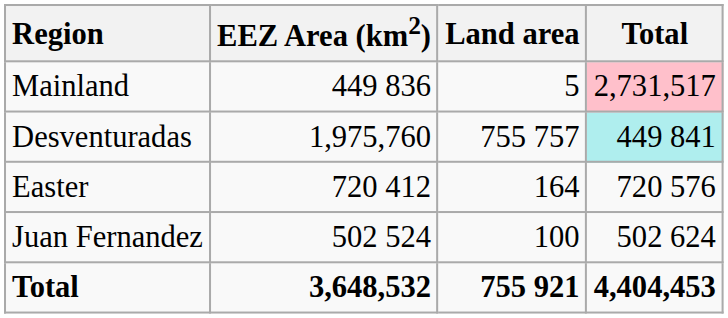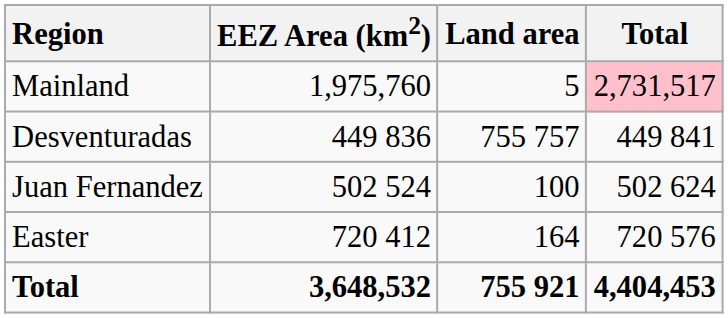(381, 86) 449 836 -> (370, 86) 1,975,760
(370, 136) 1,975,760 -> (381, 136) 449 836
(666, 136) paleturquoise background -> (666, 136) no background
rows swapped: (50, 187) <-> (107, 237)
